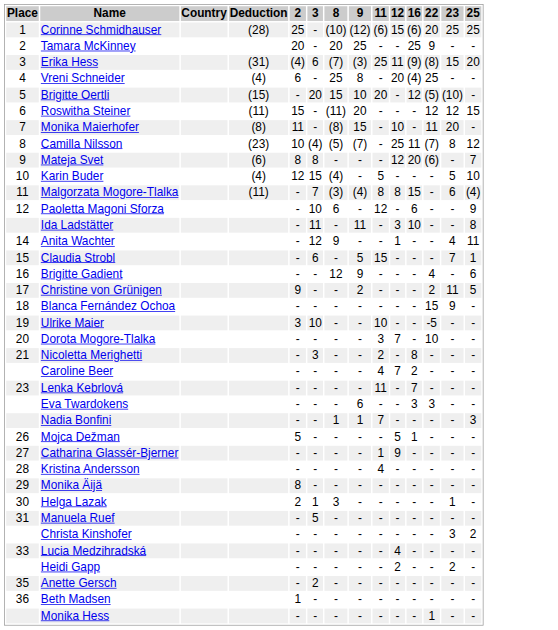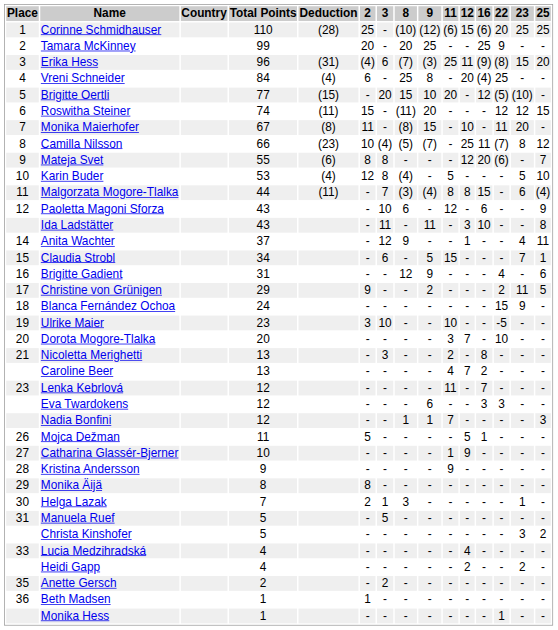+ column: (263, 13)
(315, 176) 15 -> (385, 176) 8
(381, 469) 4 -> (451, 469) 9
